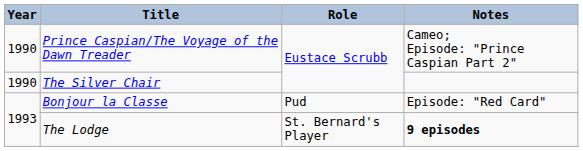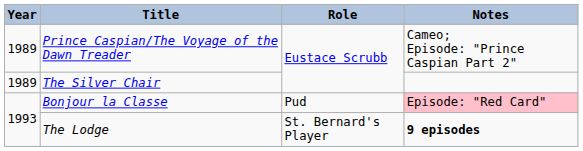(22, 48) 1990 -> (22, 48) 1989
(22, 82) 1990 -> (22, 82) 1989
(477, 102) no background -> (477, 102) pink background
